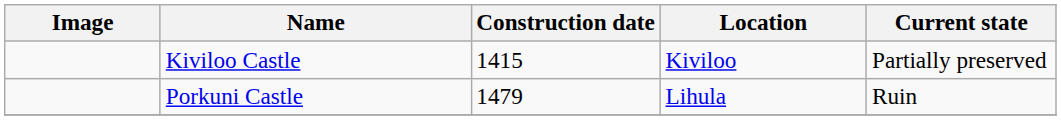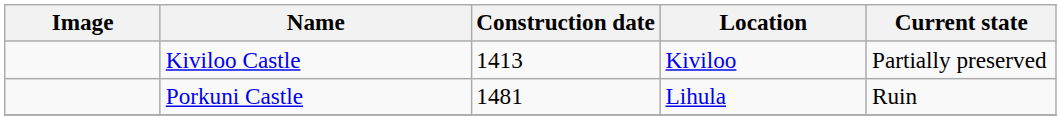(500, 59) 1415 -> (500, 59) 1413
(500, 96) 1479 -> (500, 96) 1481
